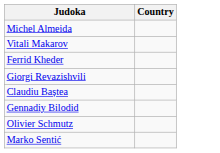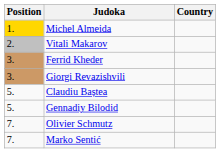+ column: (24, 12)
